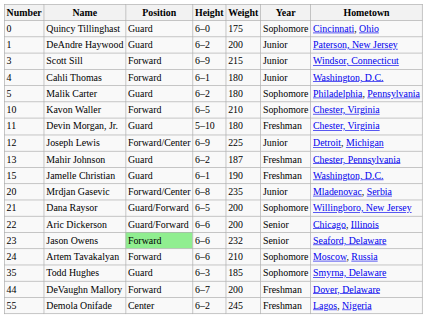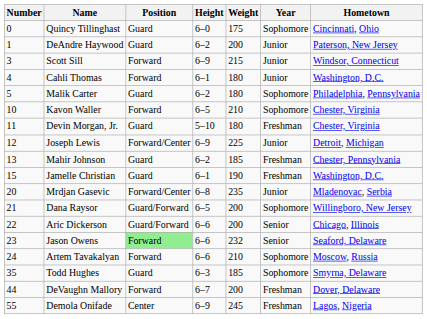(236, 159) 187 -> (236, 159) 185
(202, 306) 6–2 -> (202, 306) 6–9
